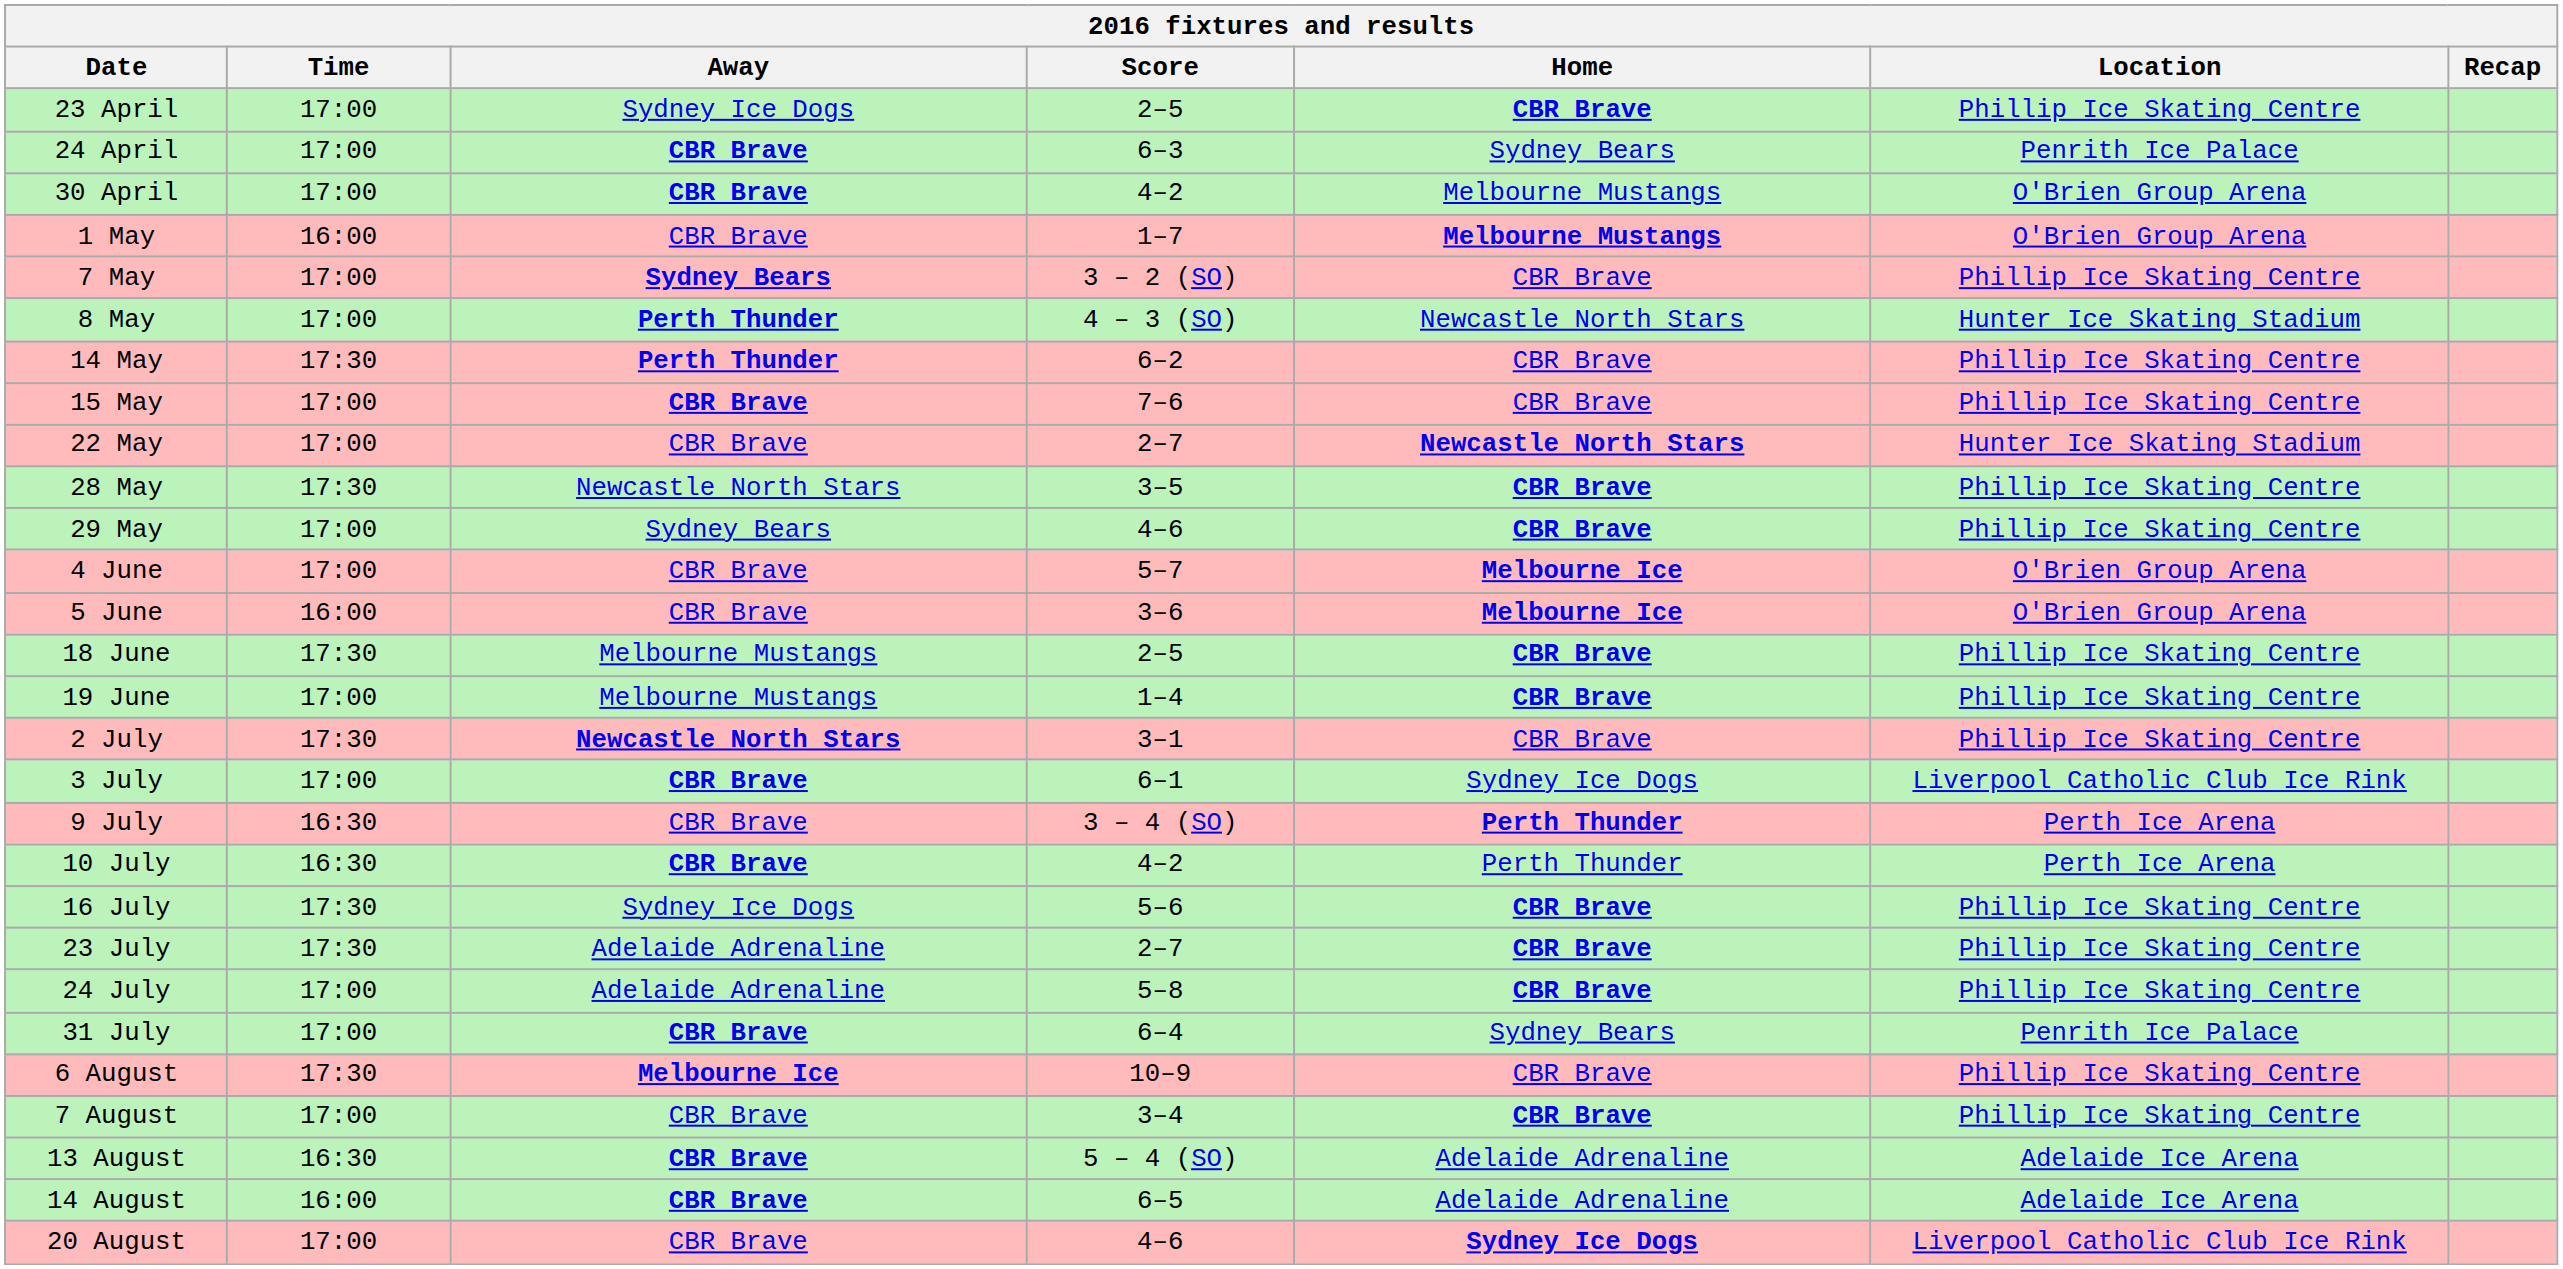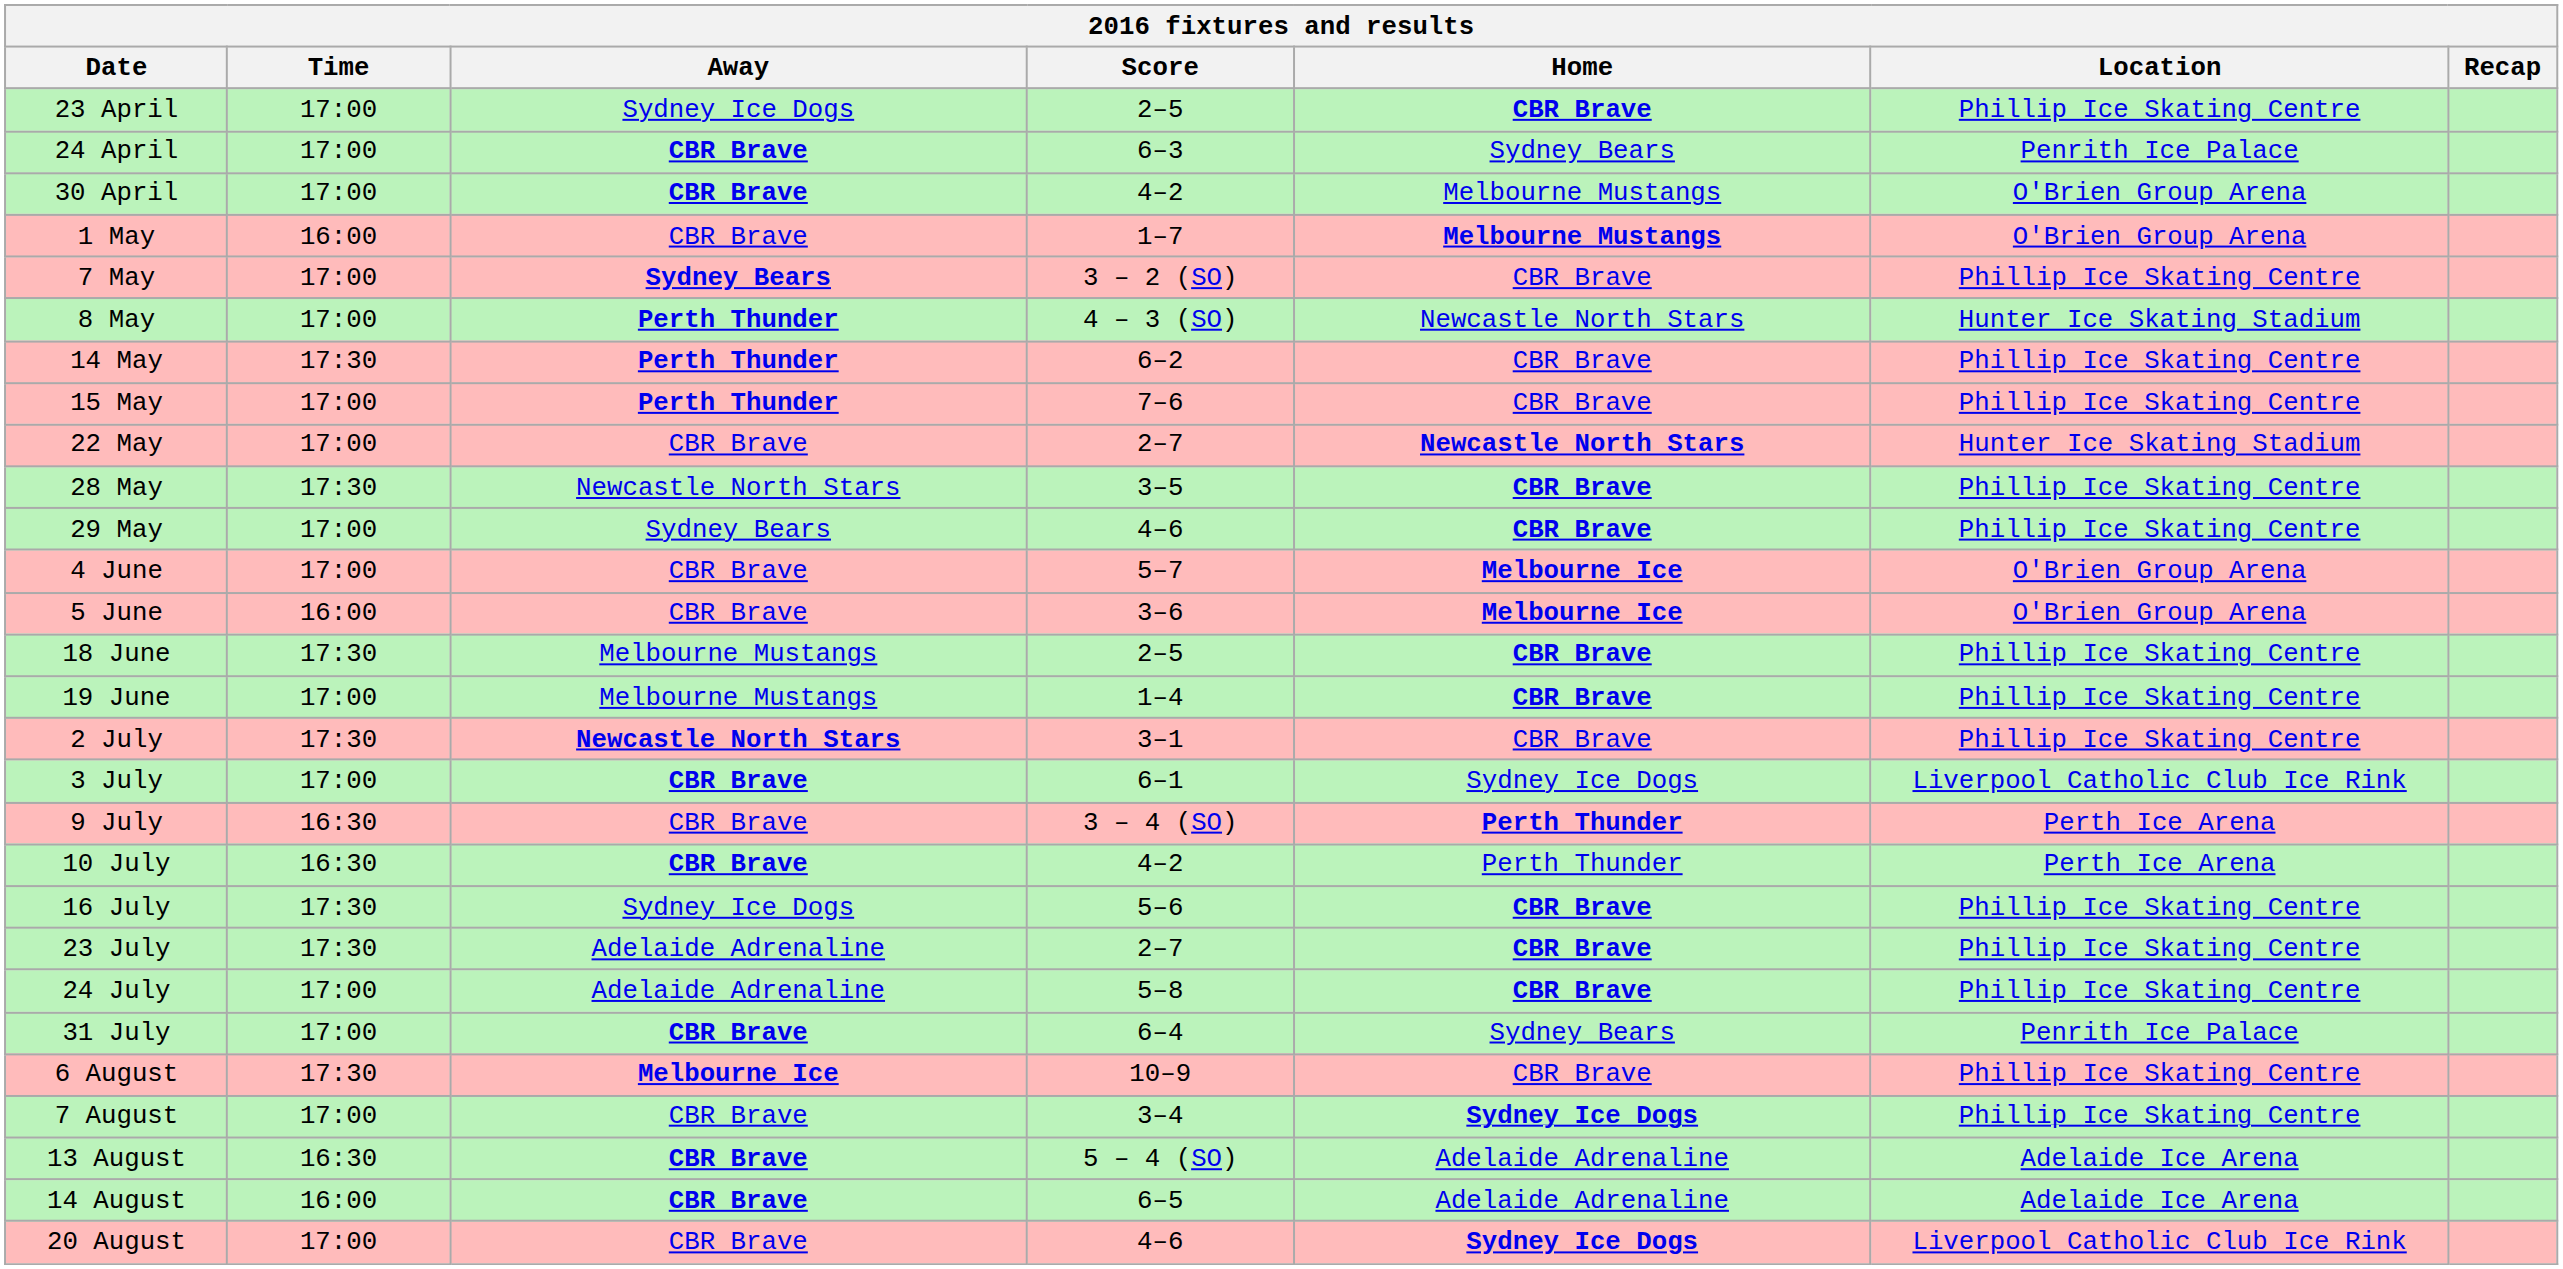(738, 404) CBR Brave -> (738, 404) Perth Thunder
(1582, 1117) CBR Brave -> (1582, 1117) Sydney Ice Dogs
